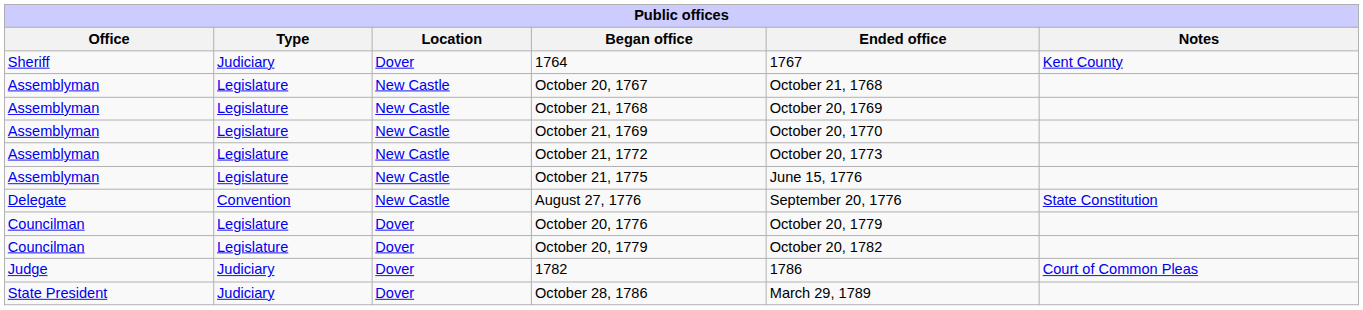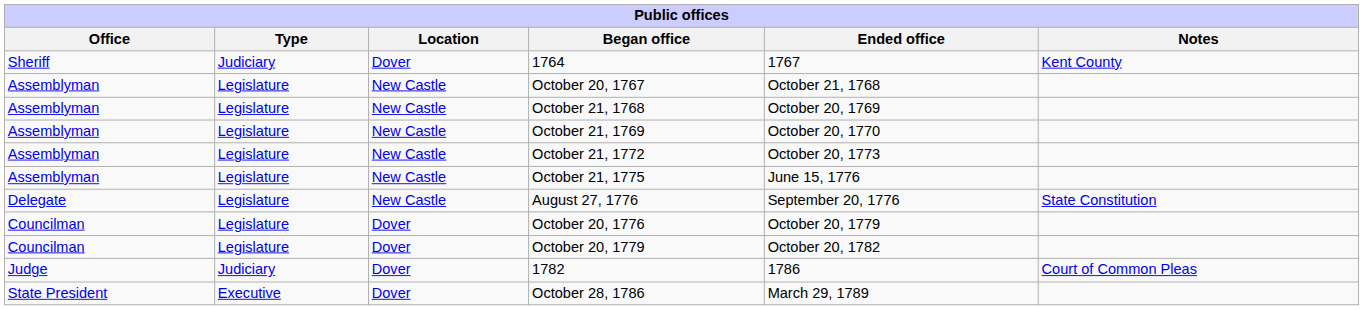(254, 200) Convention -> (253, 200) Legislature
(246, 293) Judiciary -> (249, 293) Executive
